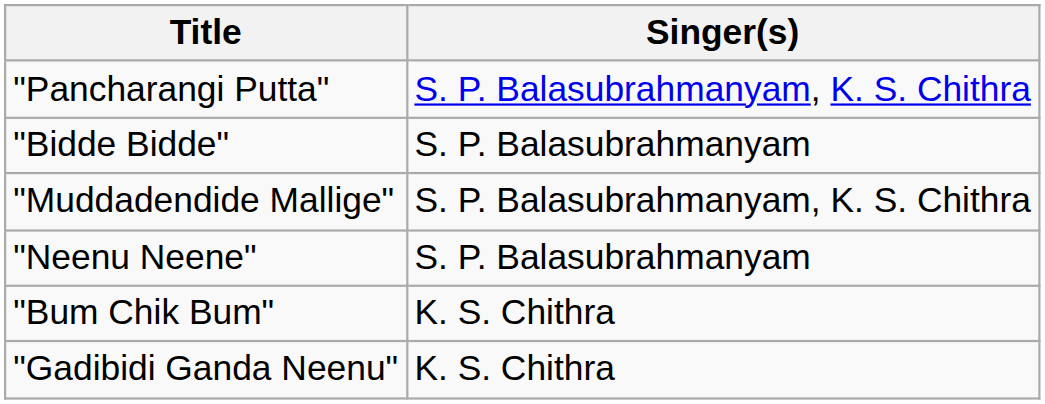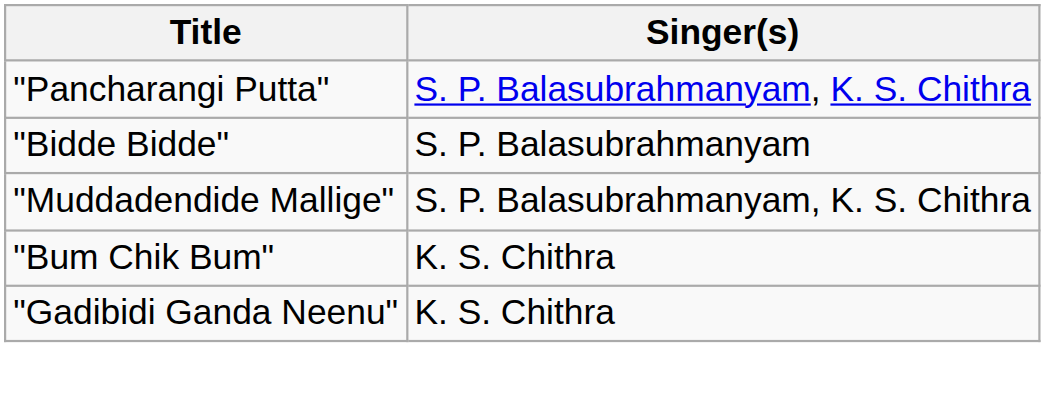- row: (135, 256)
